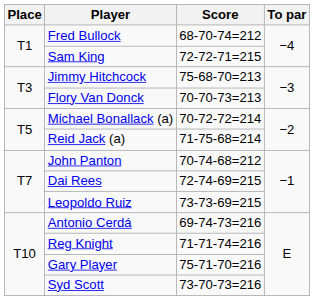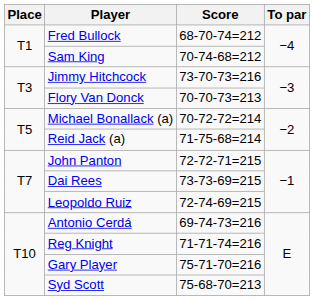(220, 56) 72-72-71=215 -> (220, 56) 70-74-68=212
(220, 77) 75-68-70=213 -> (220, 77) 73-70-73=216
(220, 160) 70-74-68=212 -> (220, 160) 72-72-71=215
(220, 181) 72-74-69=215 -> (220, 181) 73-73-69=215
(220, 202) 73-73-69=215 -> (220, 202) 72-74-69=215
(220, 285) 73-70-73=216 -> (220, 285) 75-68-70=213
